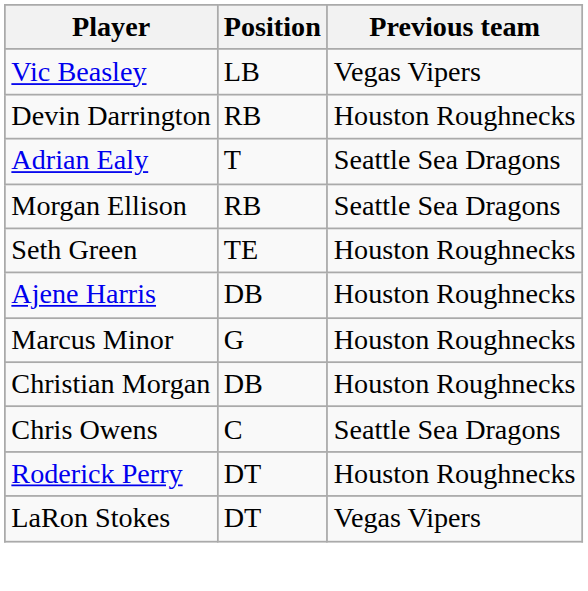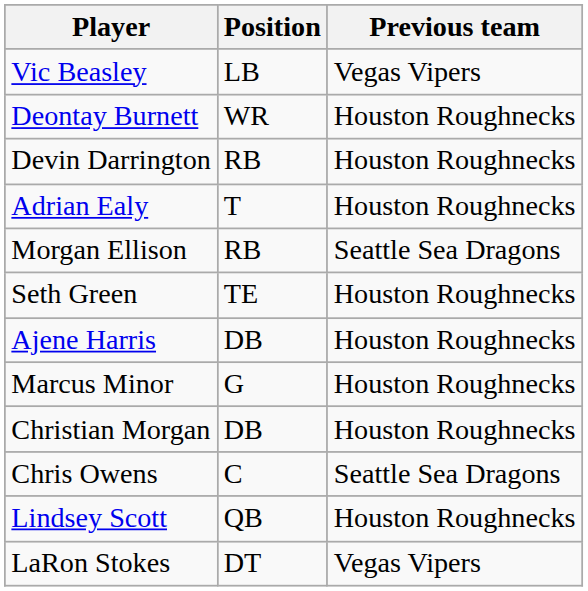+ row: (105, 116)
(447, 160) Seattle Sea Dragons -> (455, 205) Houston Roughnecks
- row: (97, 473)
+ row: (89, 518)
